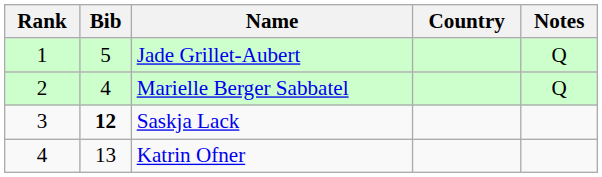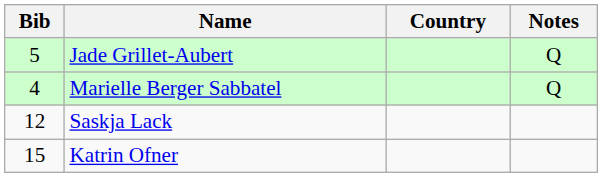- column: (42, 21)
(106, 121) bold -> (35, 121) normal
(106, 155) 13 -> (35, 155) 15
